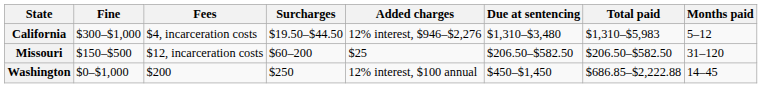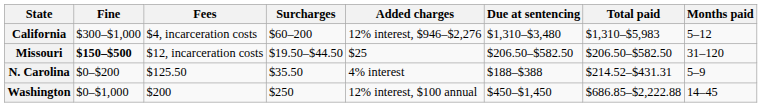(306, 33) $19.50–$44.50 -> (291, 33) $60–200
(104, 53) normal -> (104, 53) bold
(291, 53) $60–200 -> (306, 53) $19.50–$44.50
+ row: (39, 72)
